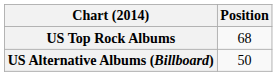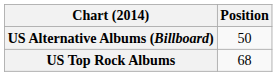rows swapped: (111, 37) <-> (111, 60)
